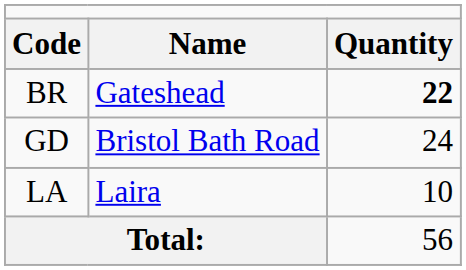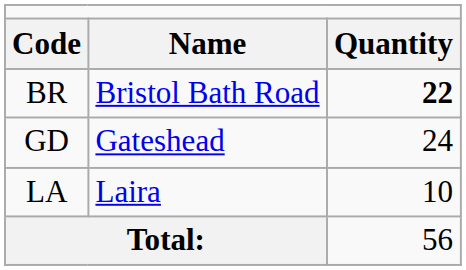(160, 92) Gateshead -> (208, 92) Bristol Bath Road
(208, 141) Bristol Bath Road -> (160, 141) Gateshead
